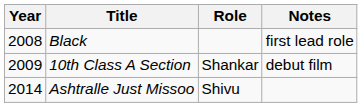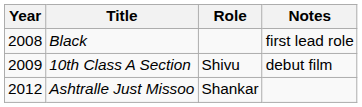(230, 65) Shankar -> (221, 65) Shivu
(25, 89) 2014 -> (25, 89) 2012
(221, 89) Shivu -> (230, 89) Shankar
